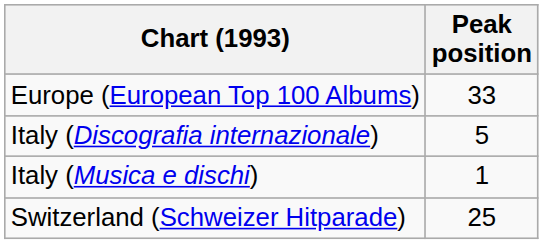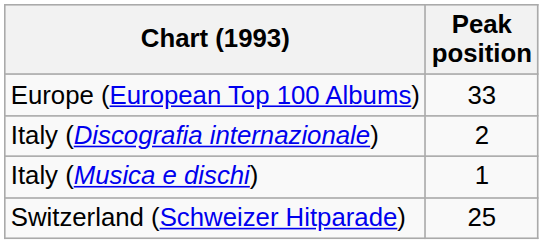(482, 135) 5 -> (482, 135) 2
